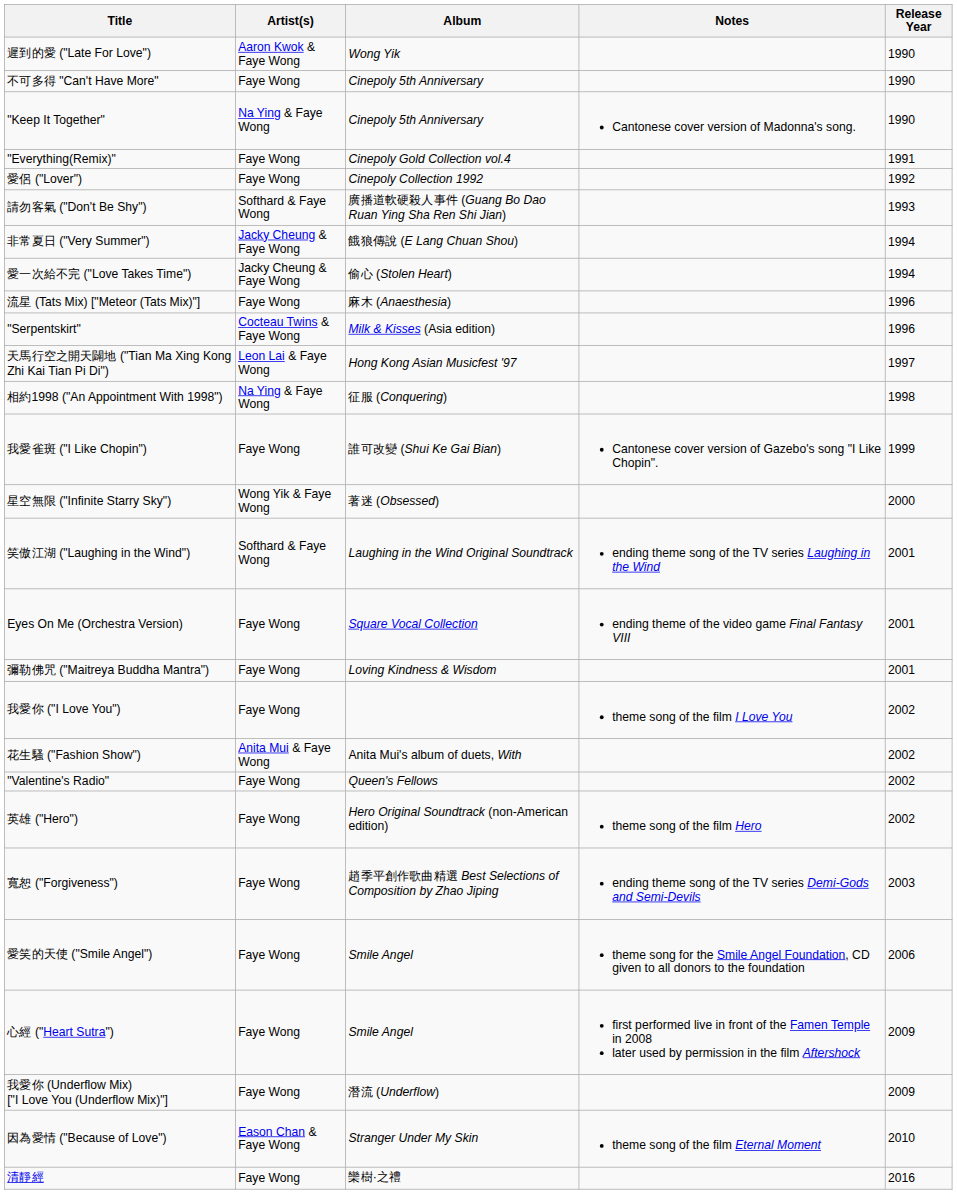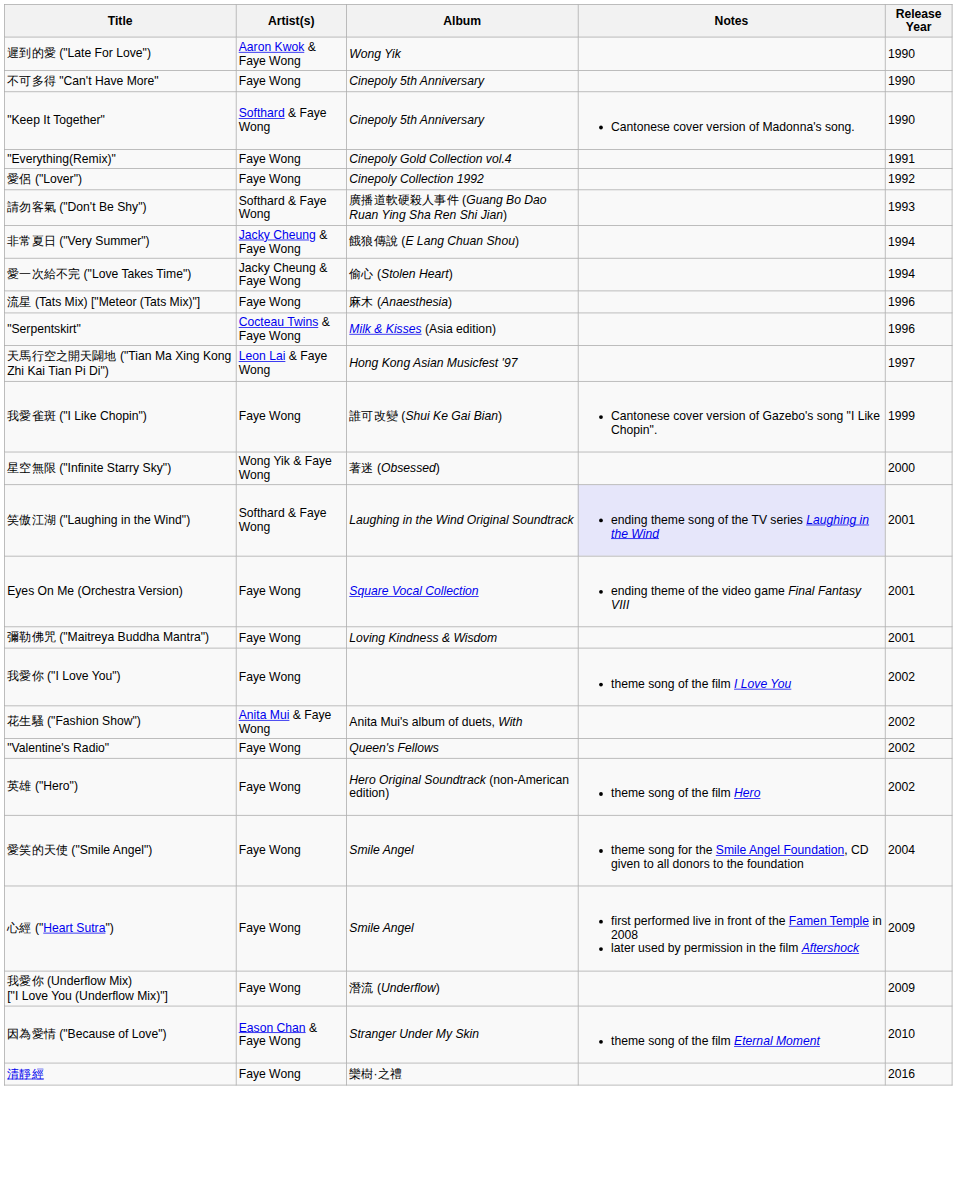(280, 120) Na Ying & Faye Wong -> (283, 120) Softhard & Faye Wong
- row: (115, 397)
(732, 560) no background -> (731, 527) lavender background
- row: (63, 883)
(902, 954) 2006 -> (901, 850) 2004
